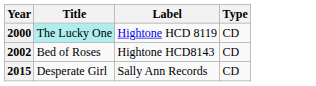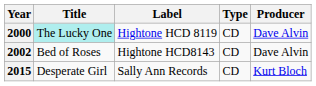+ column: (281, 14)
